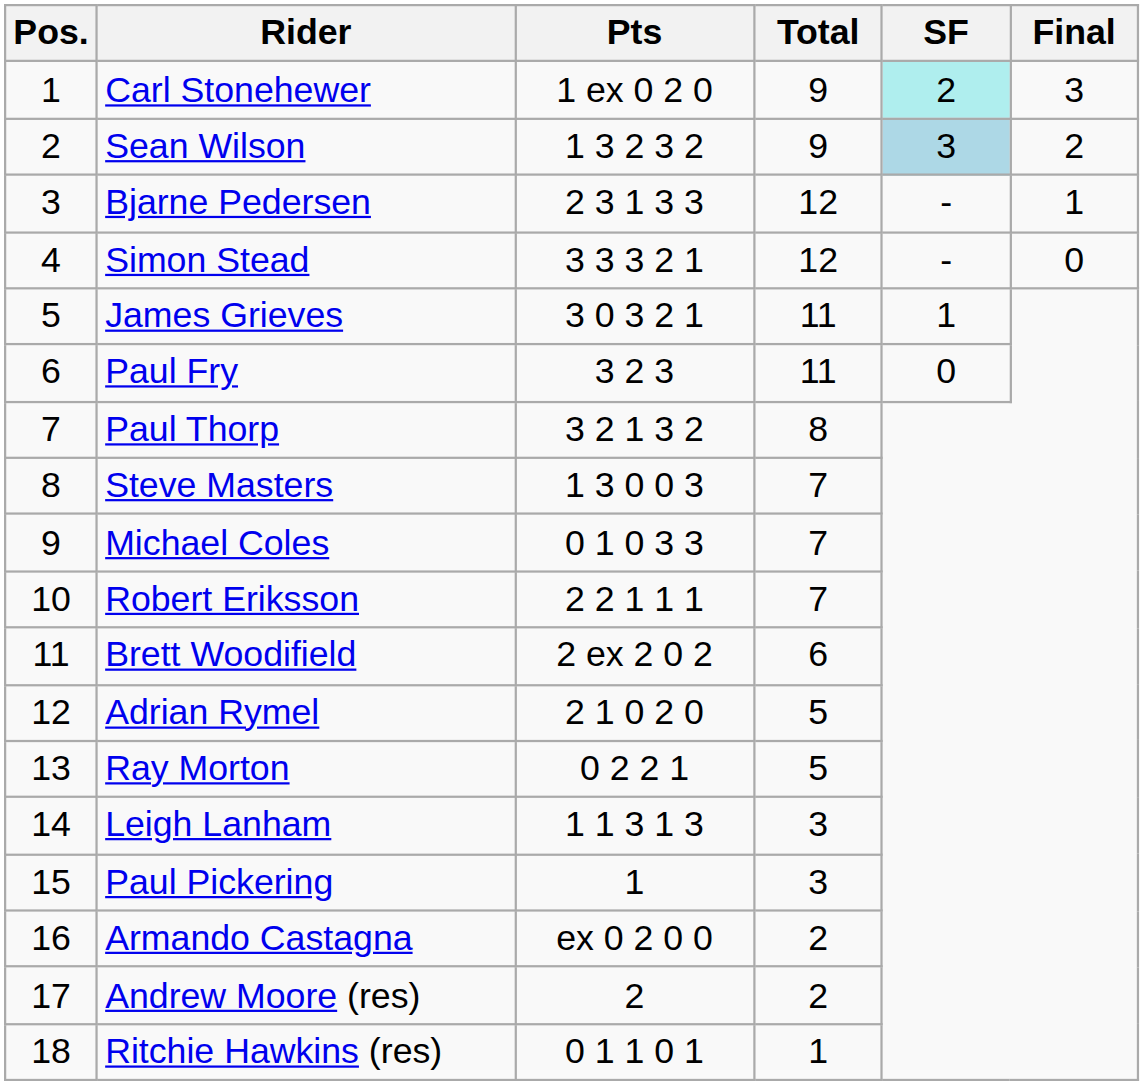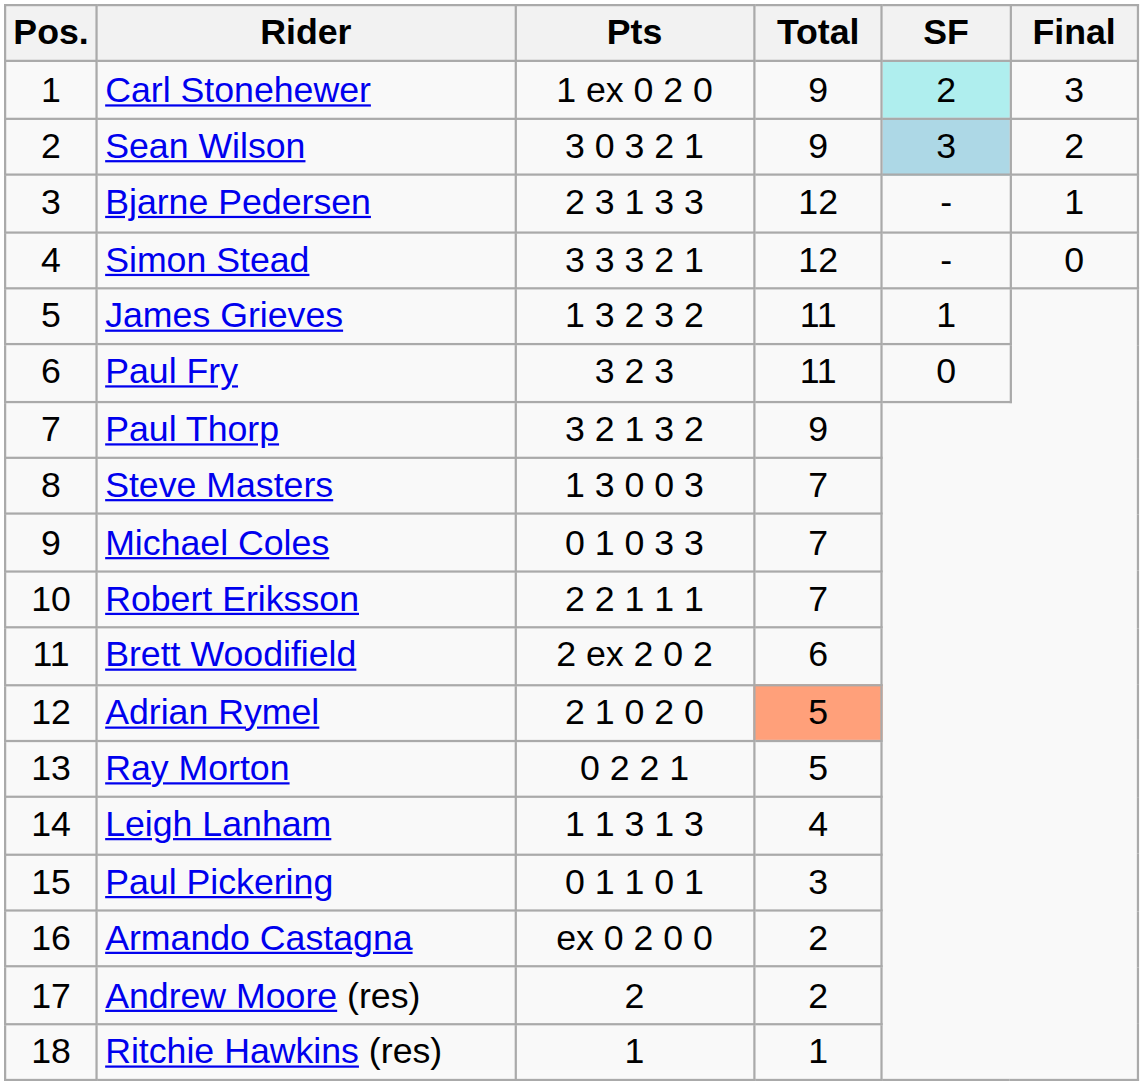(634, 145) 1 3 2 3 2 -> (634, 145) 3 0 3 2 1
(634, 315) 3 0 3 2 1 -> (634, 315) 1 3 2 3 2
(818, 428) 8 -> (818, 428) 9
(818, 711) no background -> (818, 711) lightsalmon background
(818, 825) 3 -> (818, 825) 4
(634, 881) 1 -> (634, 881) 0 1 1 0 1
(634, 1051) 0 1 1 0 1 -> (634, 1051) 1
